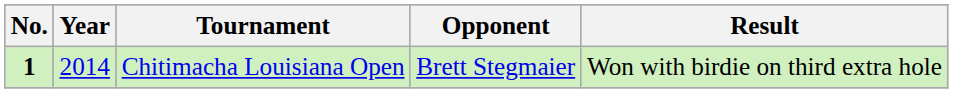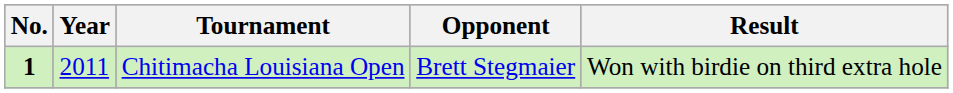(85, 67) 2014 -> (84, 67) 2011
